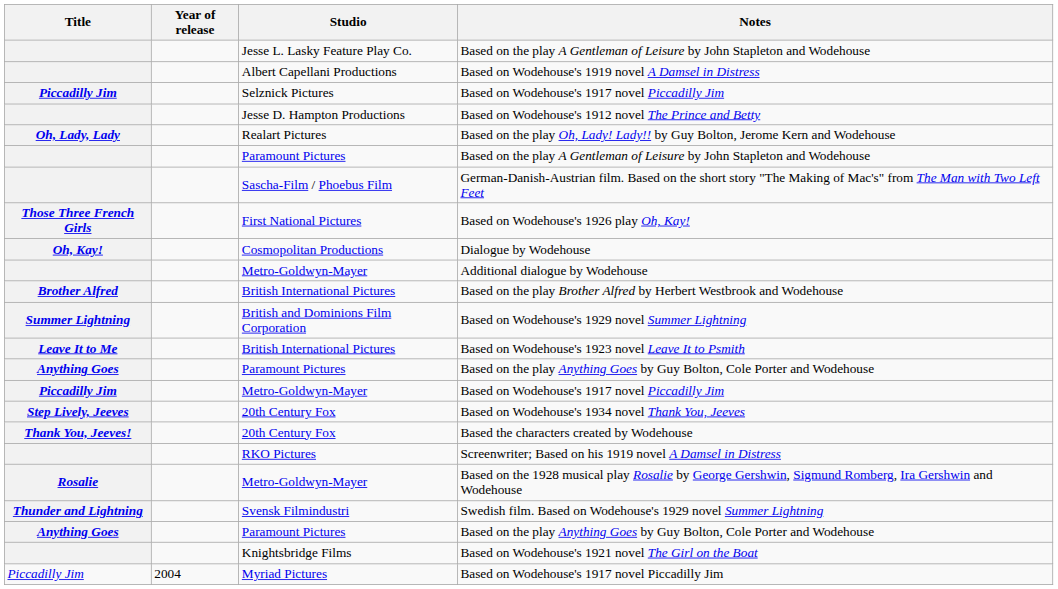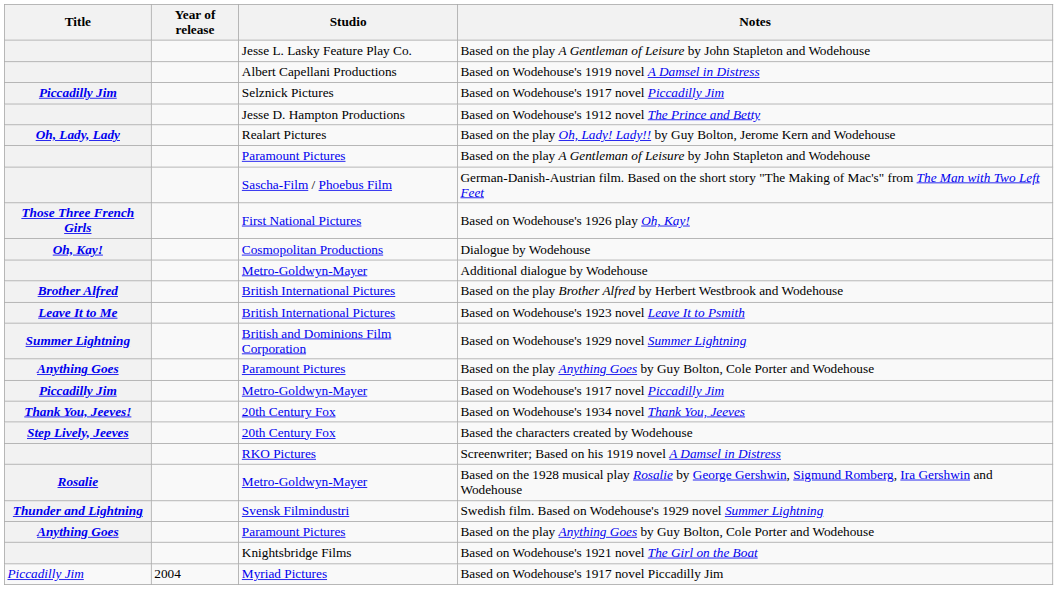rows swapped: (319, 348) <-> (317, 320)
(78, 411) Step Lively, Jeeves -> (78, 411) Thank You, Jeeves!
(78, 432) Thank You, Jeeves! -> (78, 432) Step Lively, Jeeves
